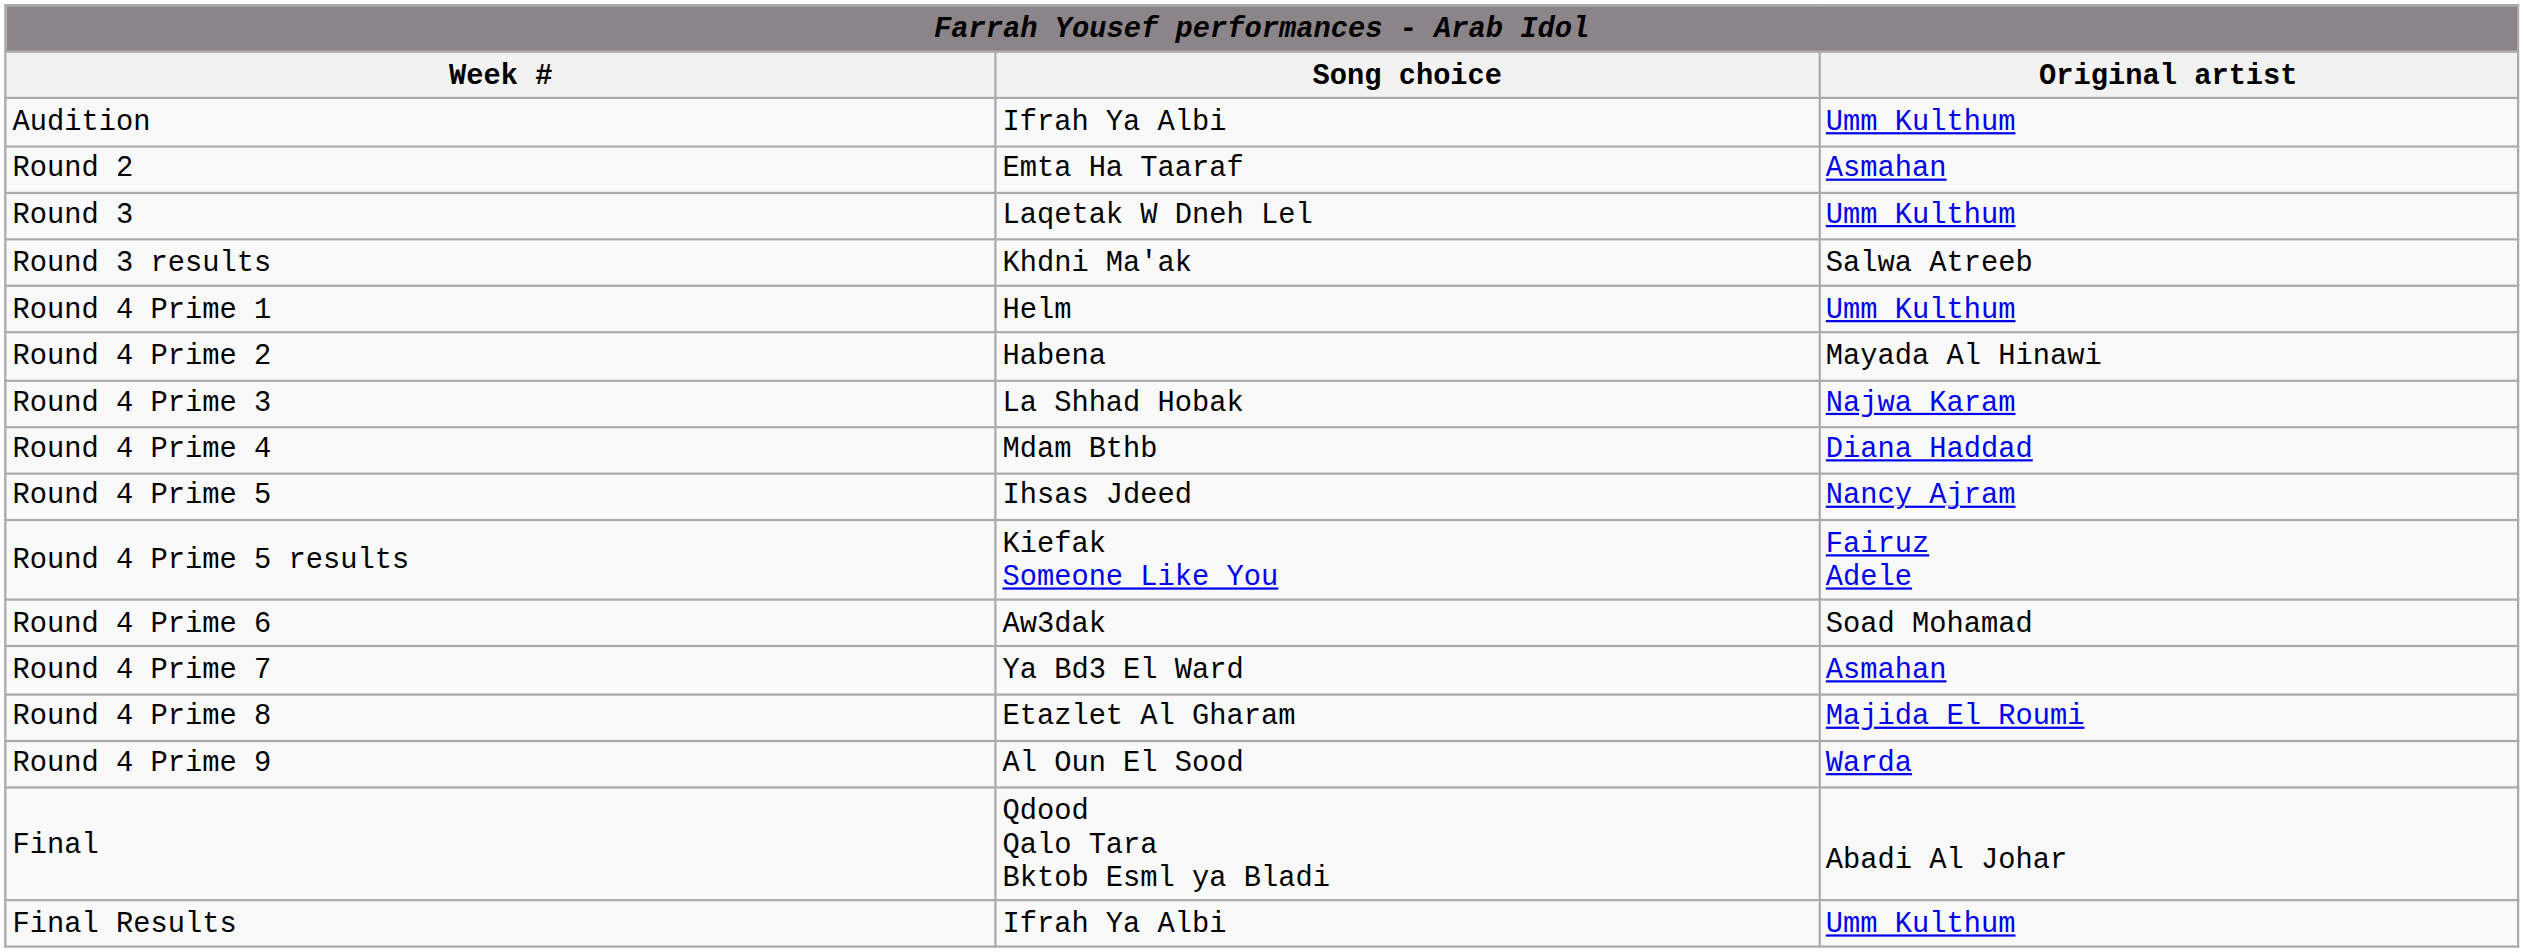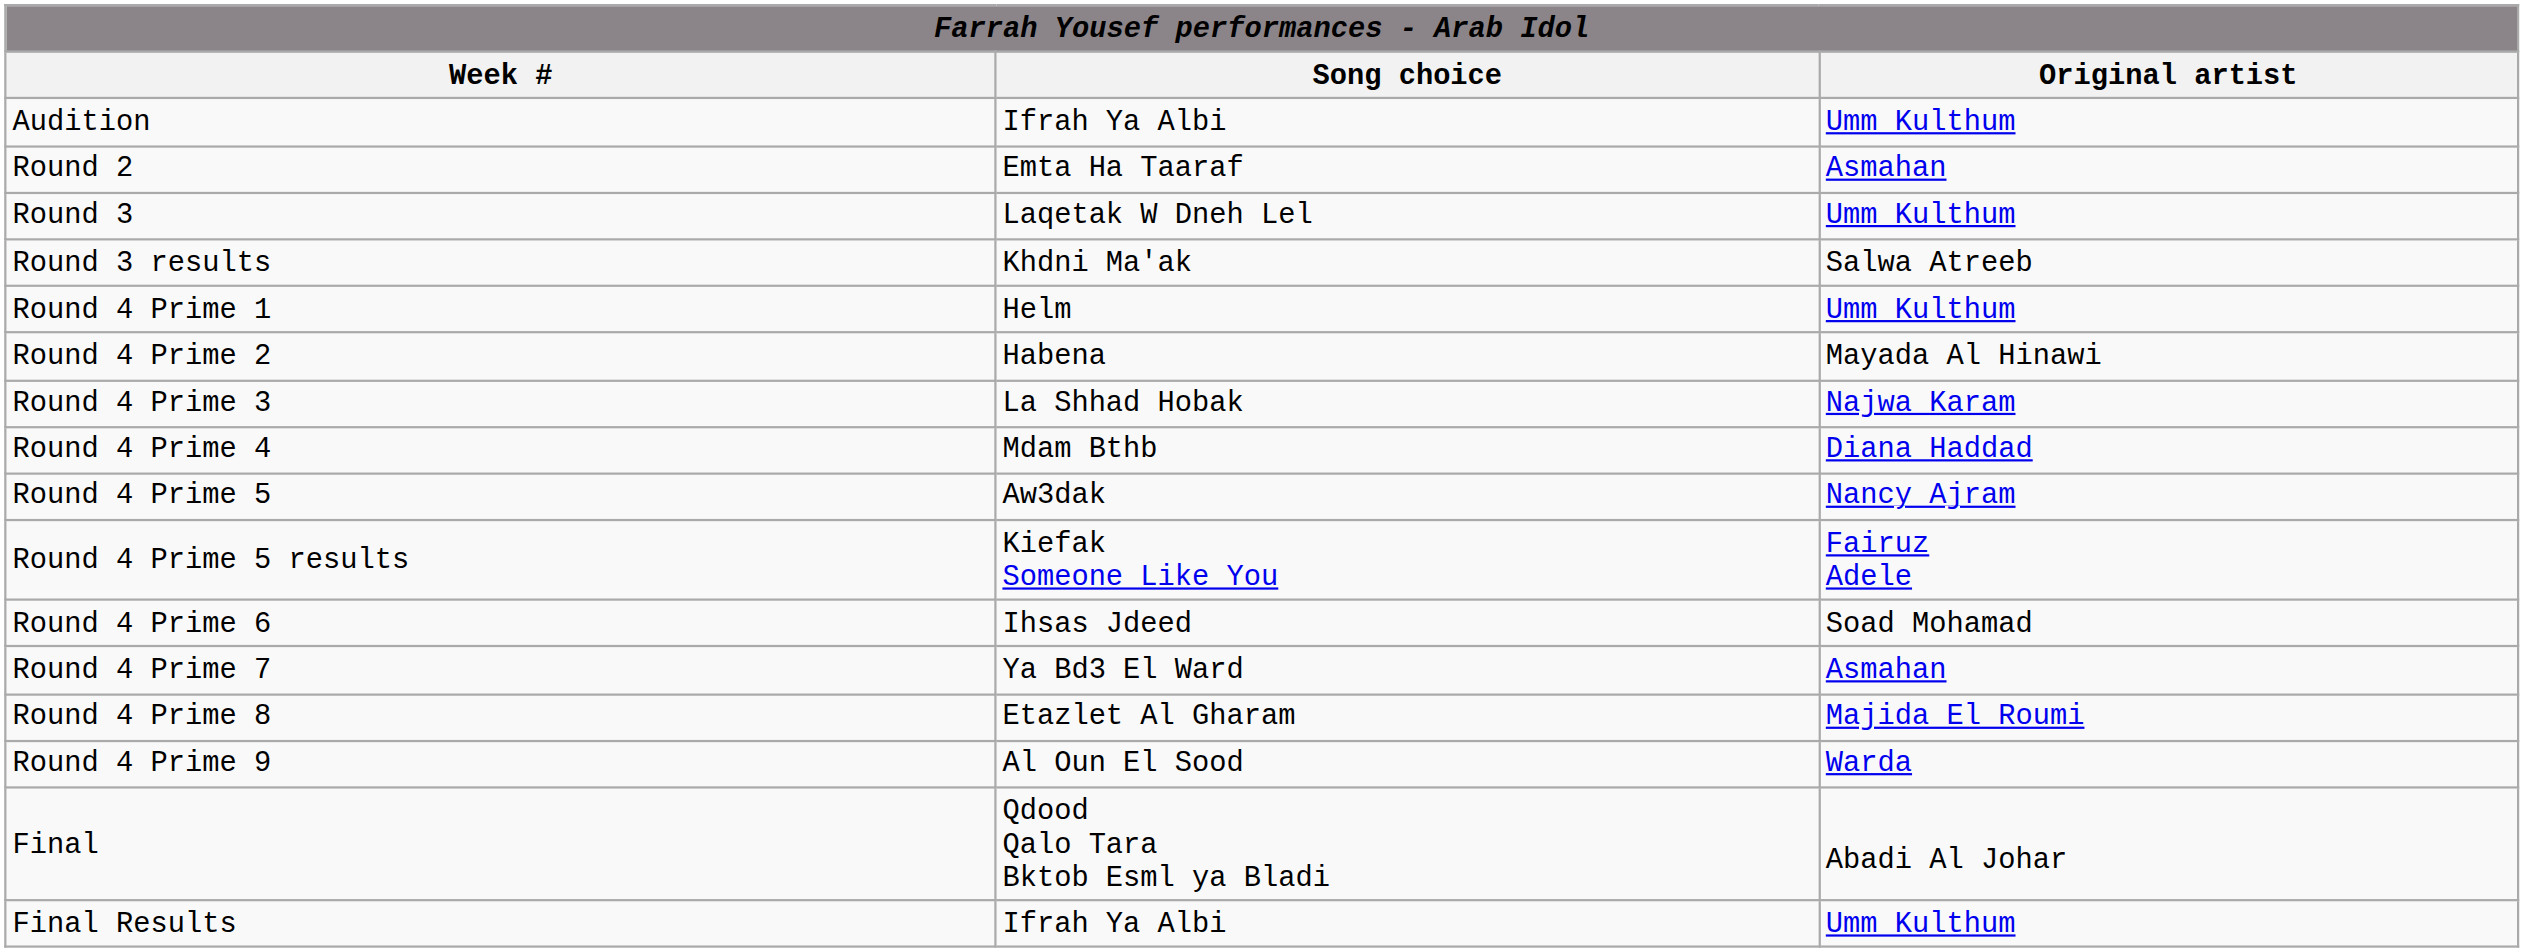(1097, 497) Ihsas Jdeed -> (1054, 497) Aw3dak
(1054, 624) Aw3dak -> (1097, 624) Ihsas Jdeed
